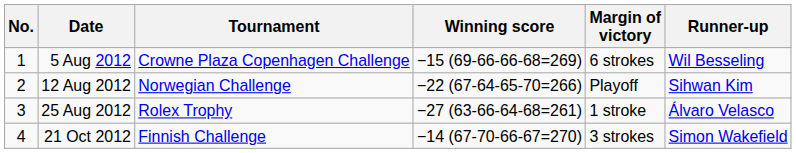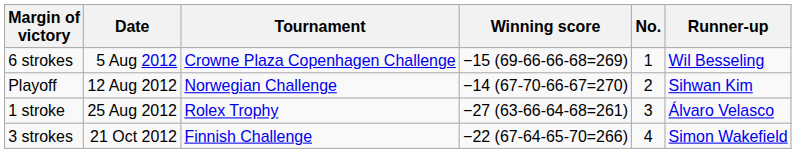columns swapped: (21, 26) <-> (625, 26)
(500, 86) −22 (67-64-65-70=266) -> (546, 86) −14 (67-70-66-67=270)
(500, 136) −14 (67-70-66-67=270) -> (546, 136) −22 (67-64-65-70=266)
